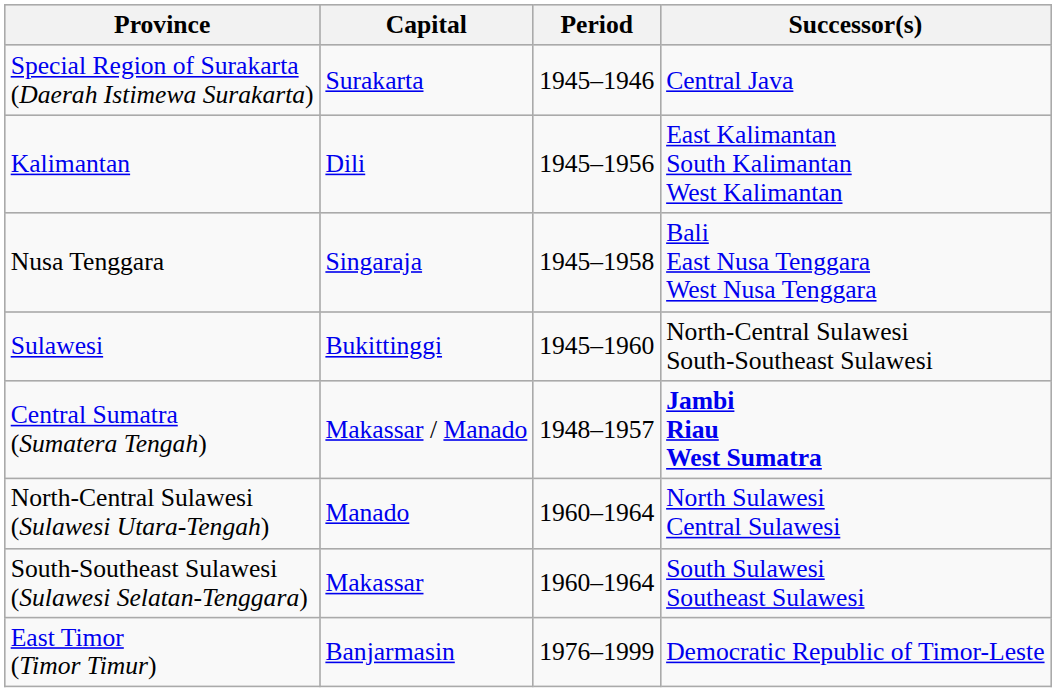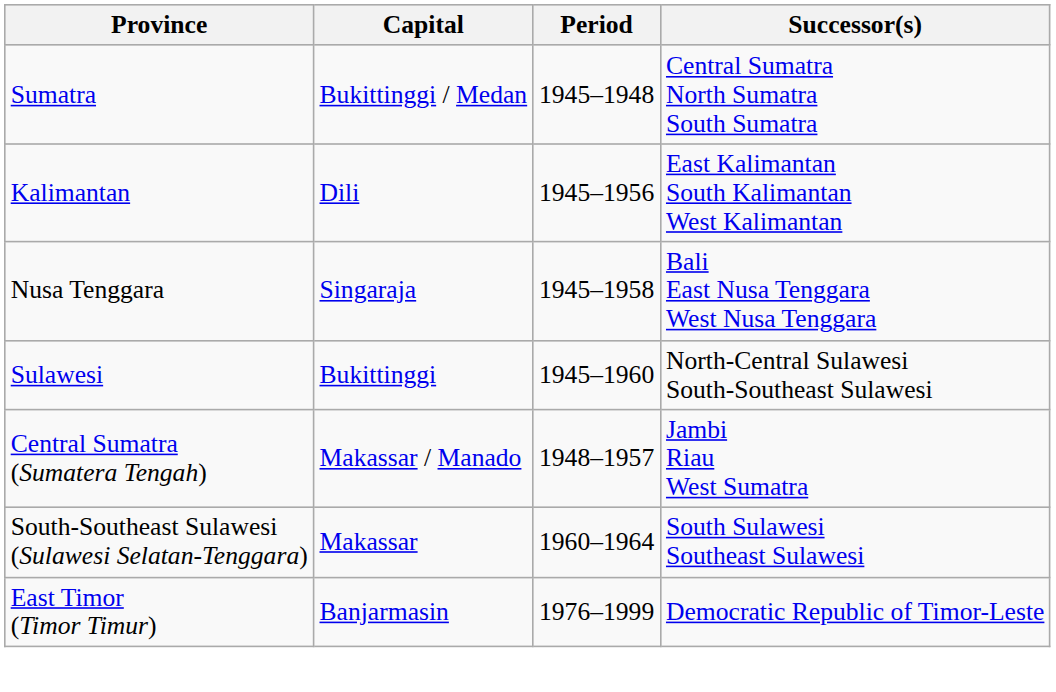- row: (162, 79)
+ row: (53, 94)
(744, 429) bold -> (737, 458) normal
- row: (140, 513)
